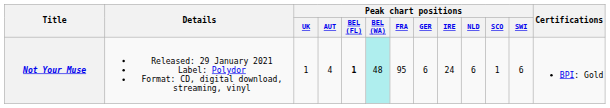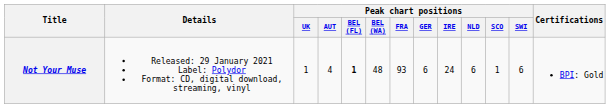(378, 70) paleturquoise background -> (378, 70) no background
(402, 70) 95 -> (402, 70) 93
